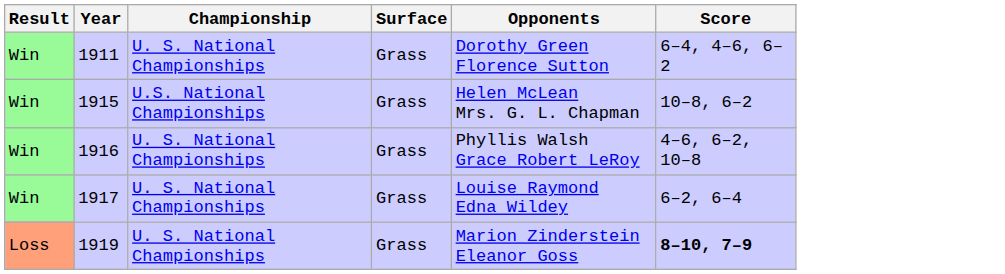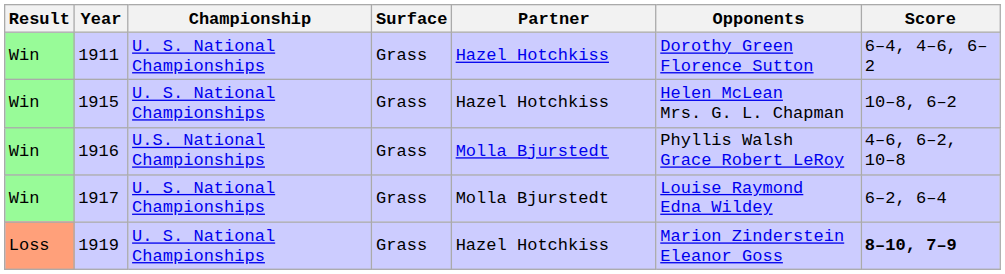+ column: (554, 19)
(199, 104) U.S. National Championships -> (204, 104) U. S. National Championships
(204, 151) U. S. National Championships -> (199, 151) U.S. National Championships
